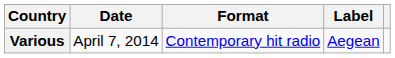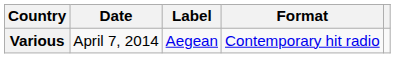columns swapped: (243, 16) <-> (353, 16)
